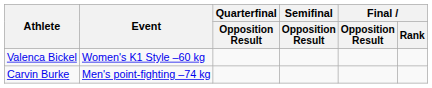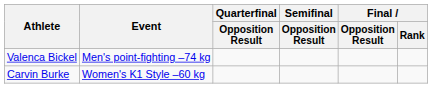(143, 58) Women's K1 Style –60 kg -> (146, 58) Men's point-fighting –74 kg
(146, 75) Men's point-fighting –74 kg -> (143, 75) Women's K1 Style –60 kg
